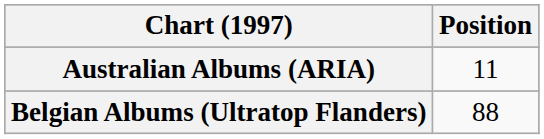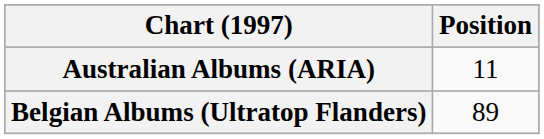(486, 111) 88 -> (486, 111) 89
